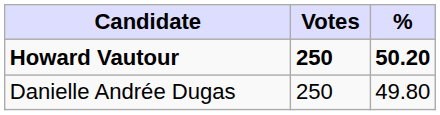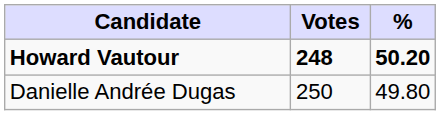(314, 57) 250 -> (314, 57) 248
